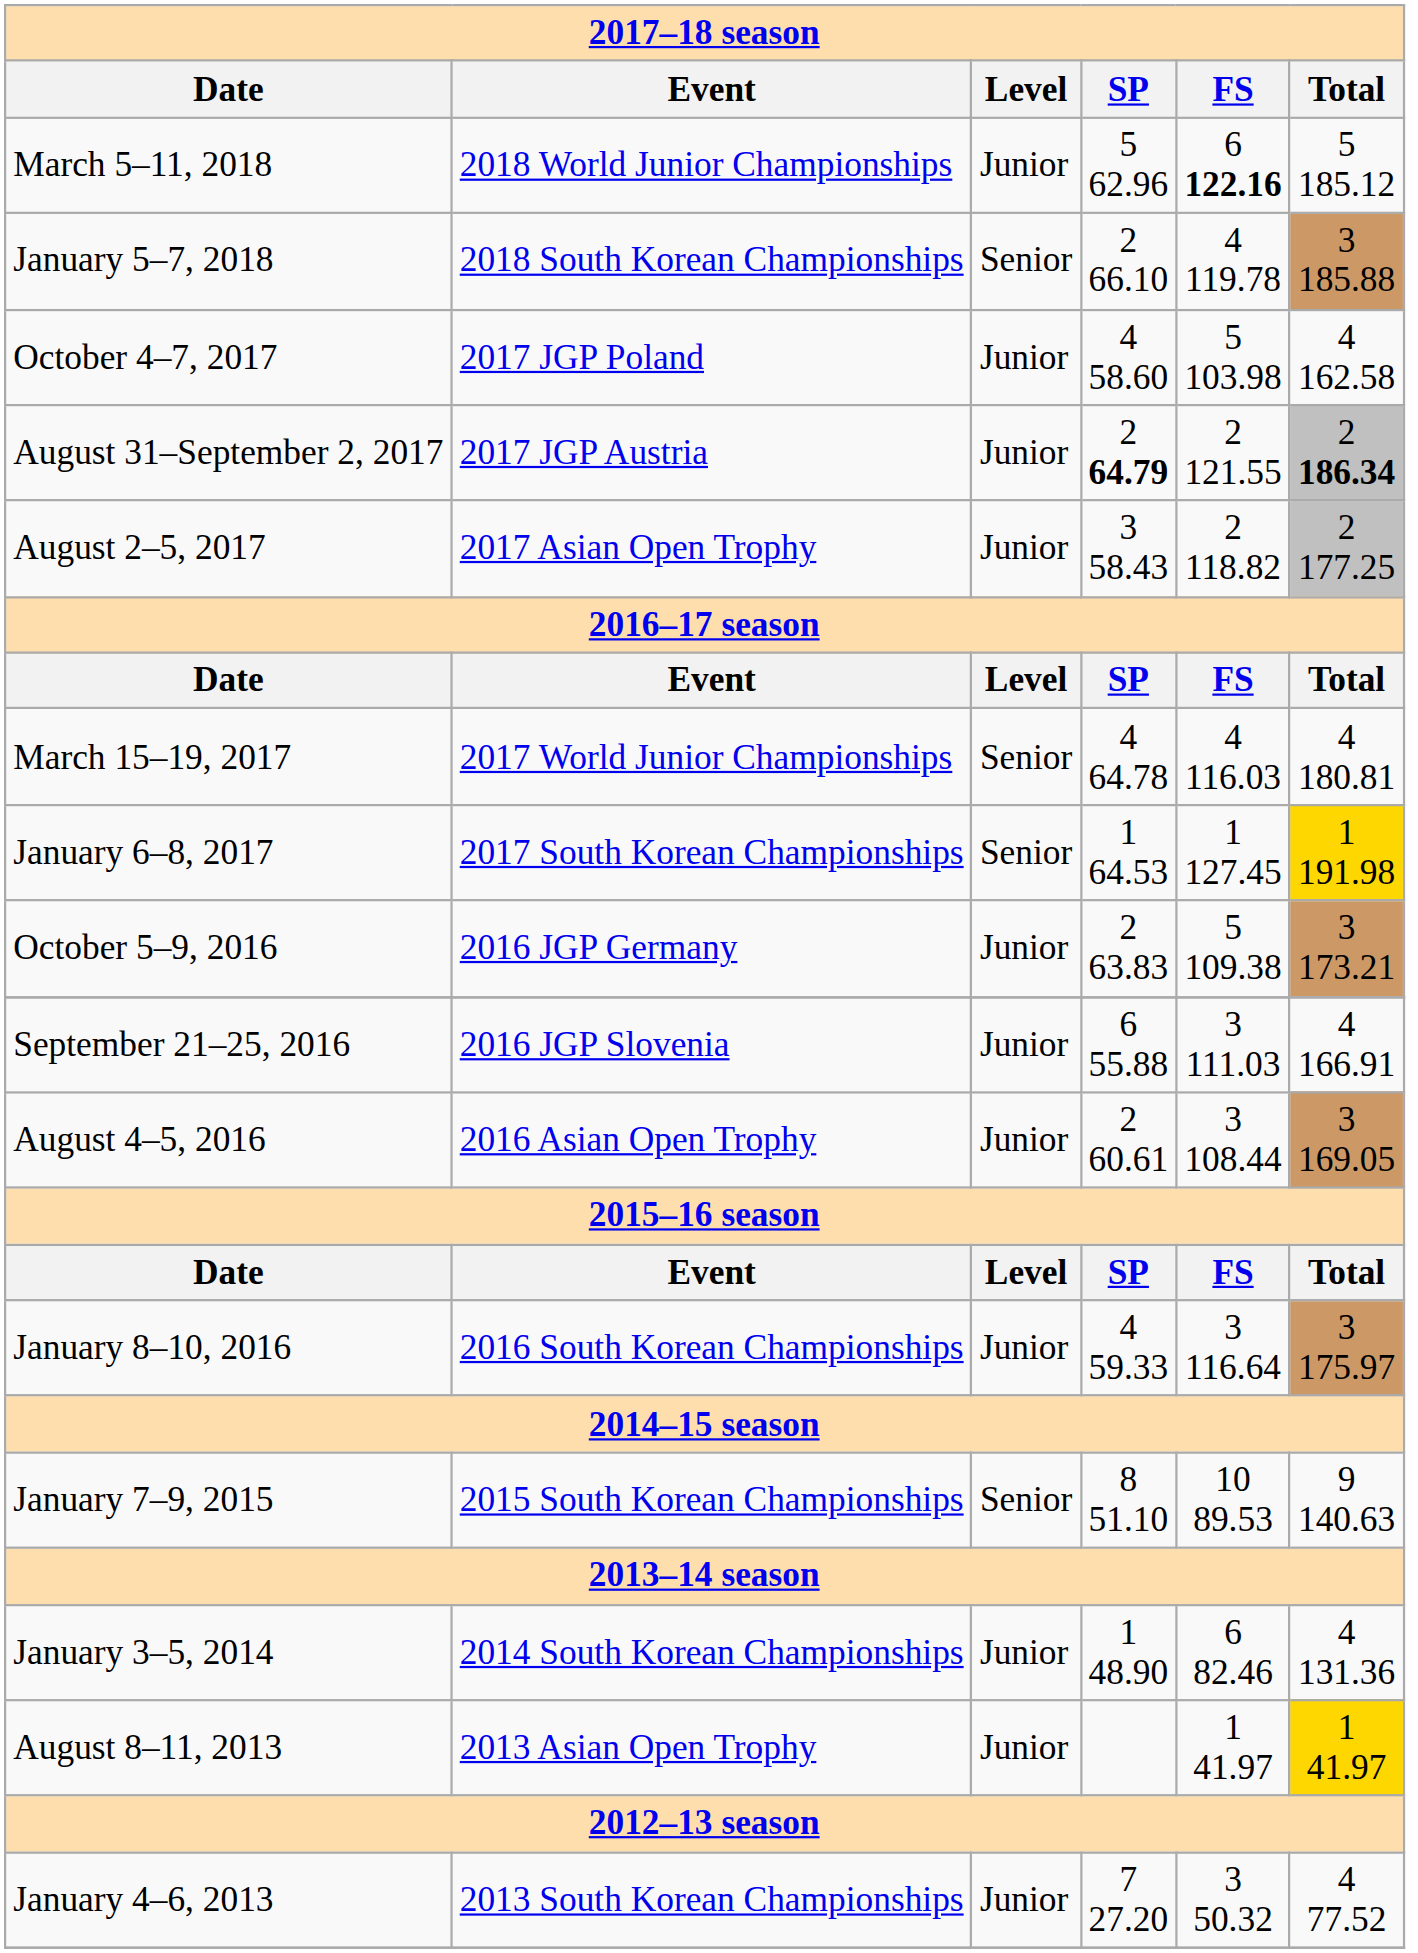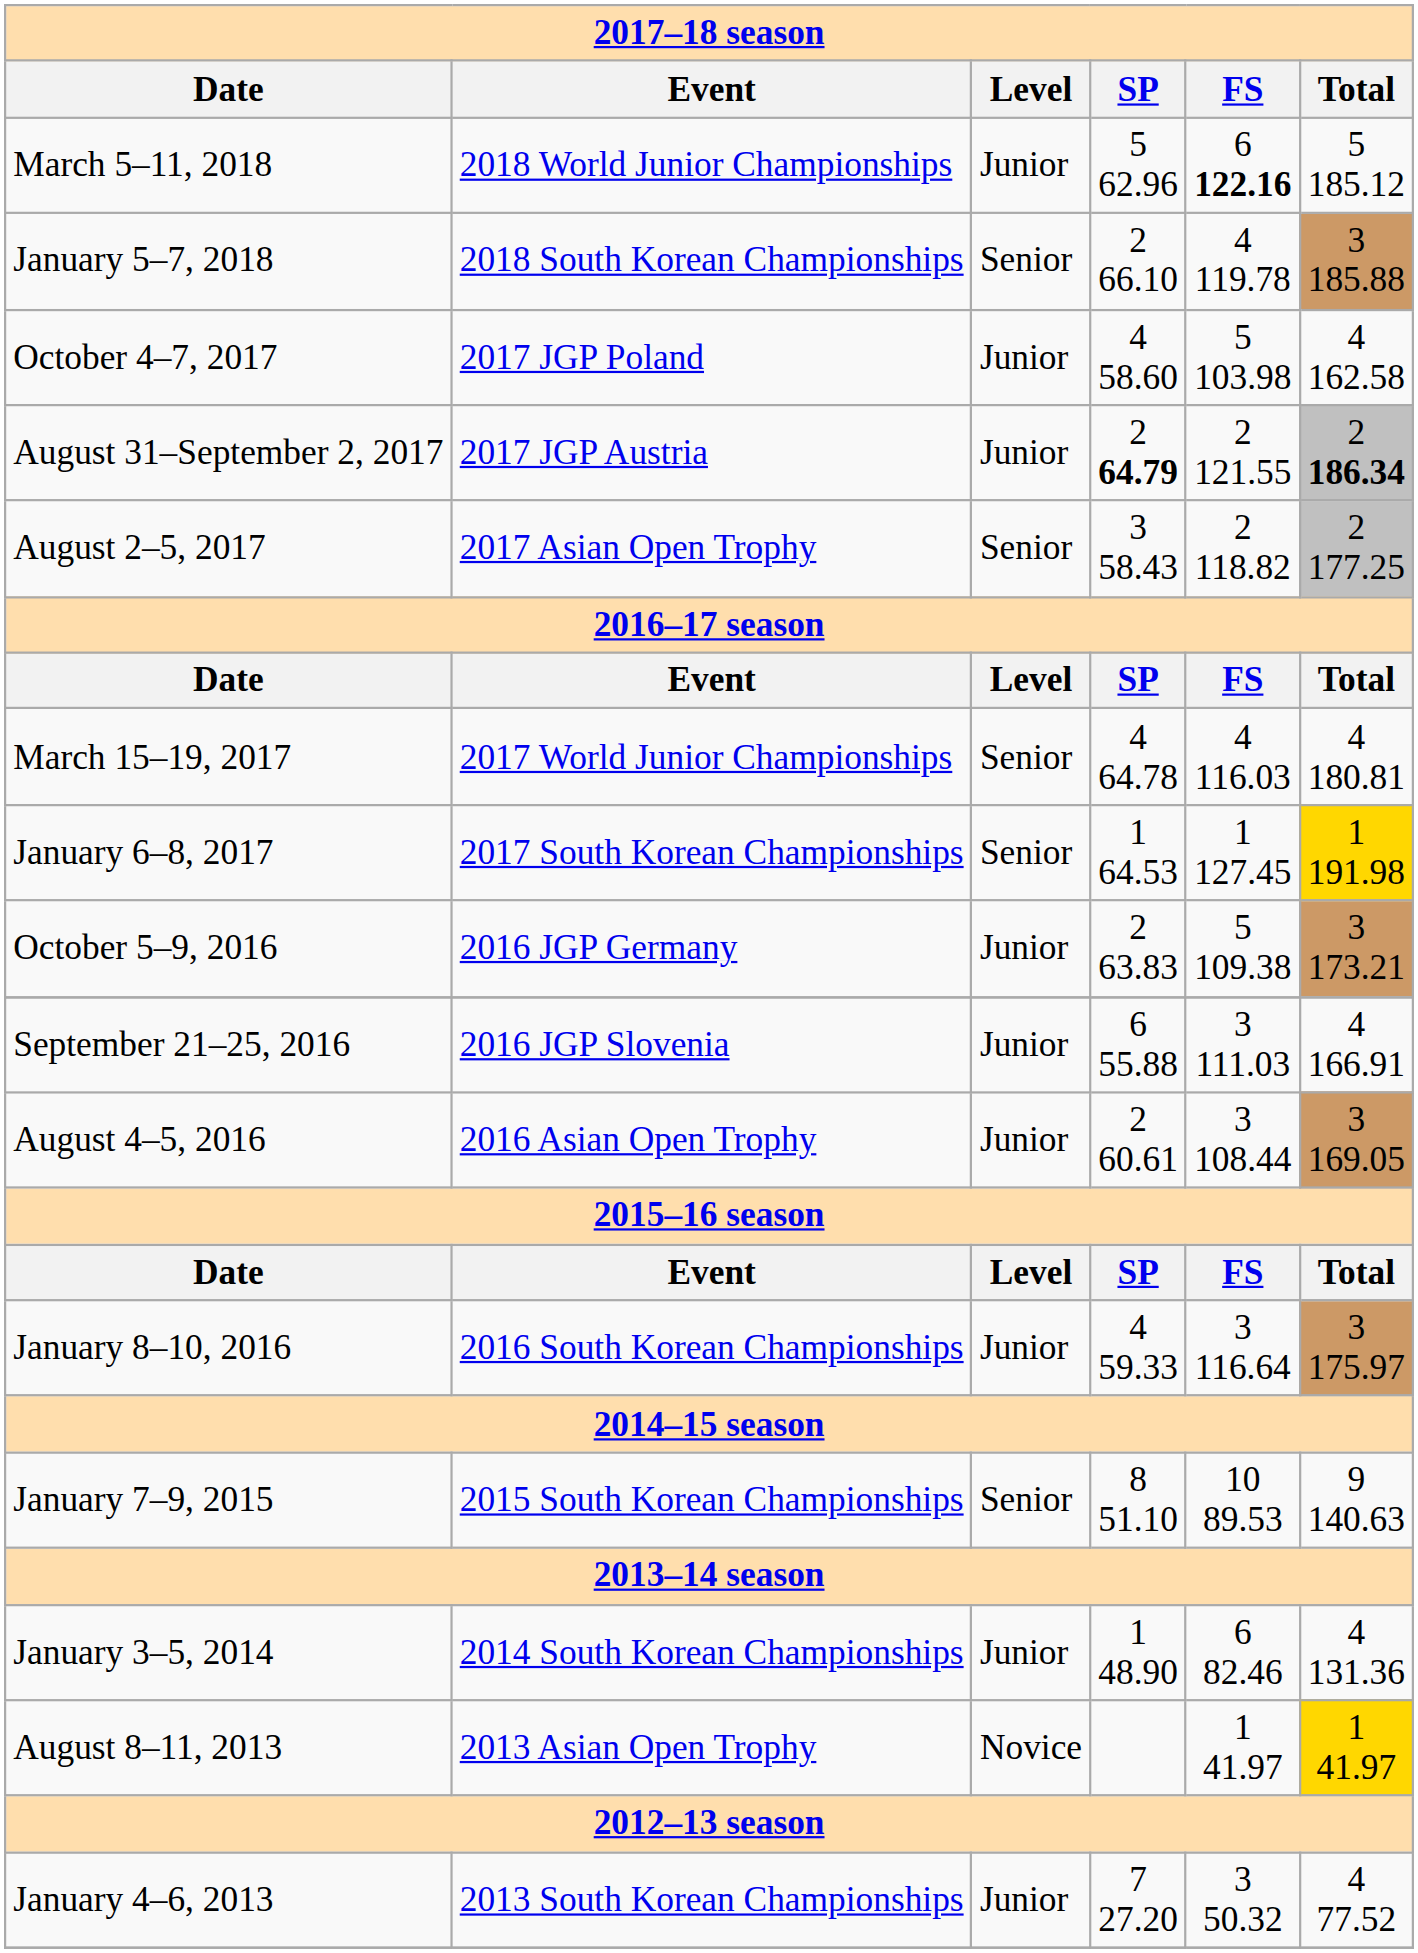(1024, 548) Junior -> (1026, 548) Senior
(1024, 1747) Junior -> (1031, 1747) Novice
